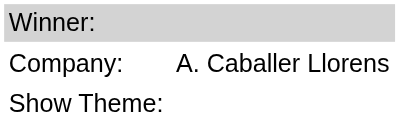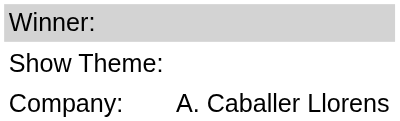rows swapped: (66, 63) <-> (86, 104)
